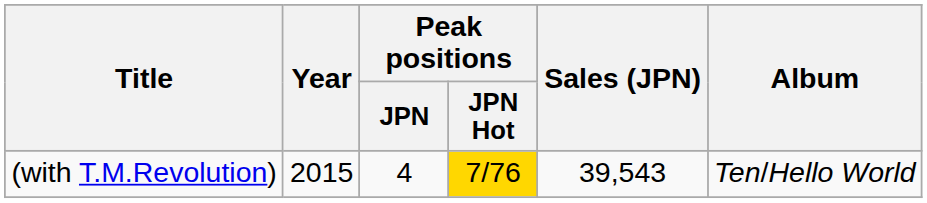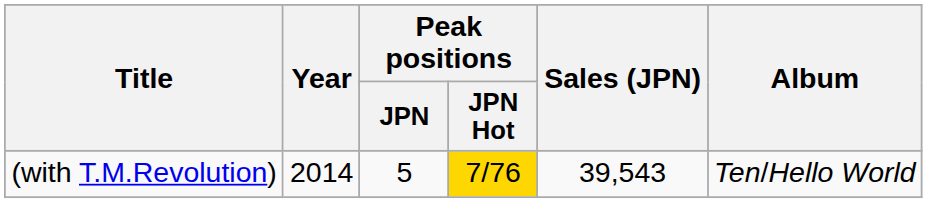(322, 173) 2015 -> (322, 173) 2014
(404, 173) 4 -> (404, 173) 5
